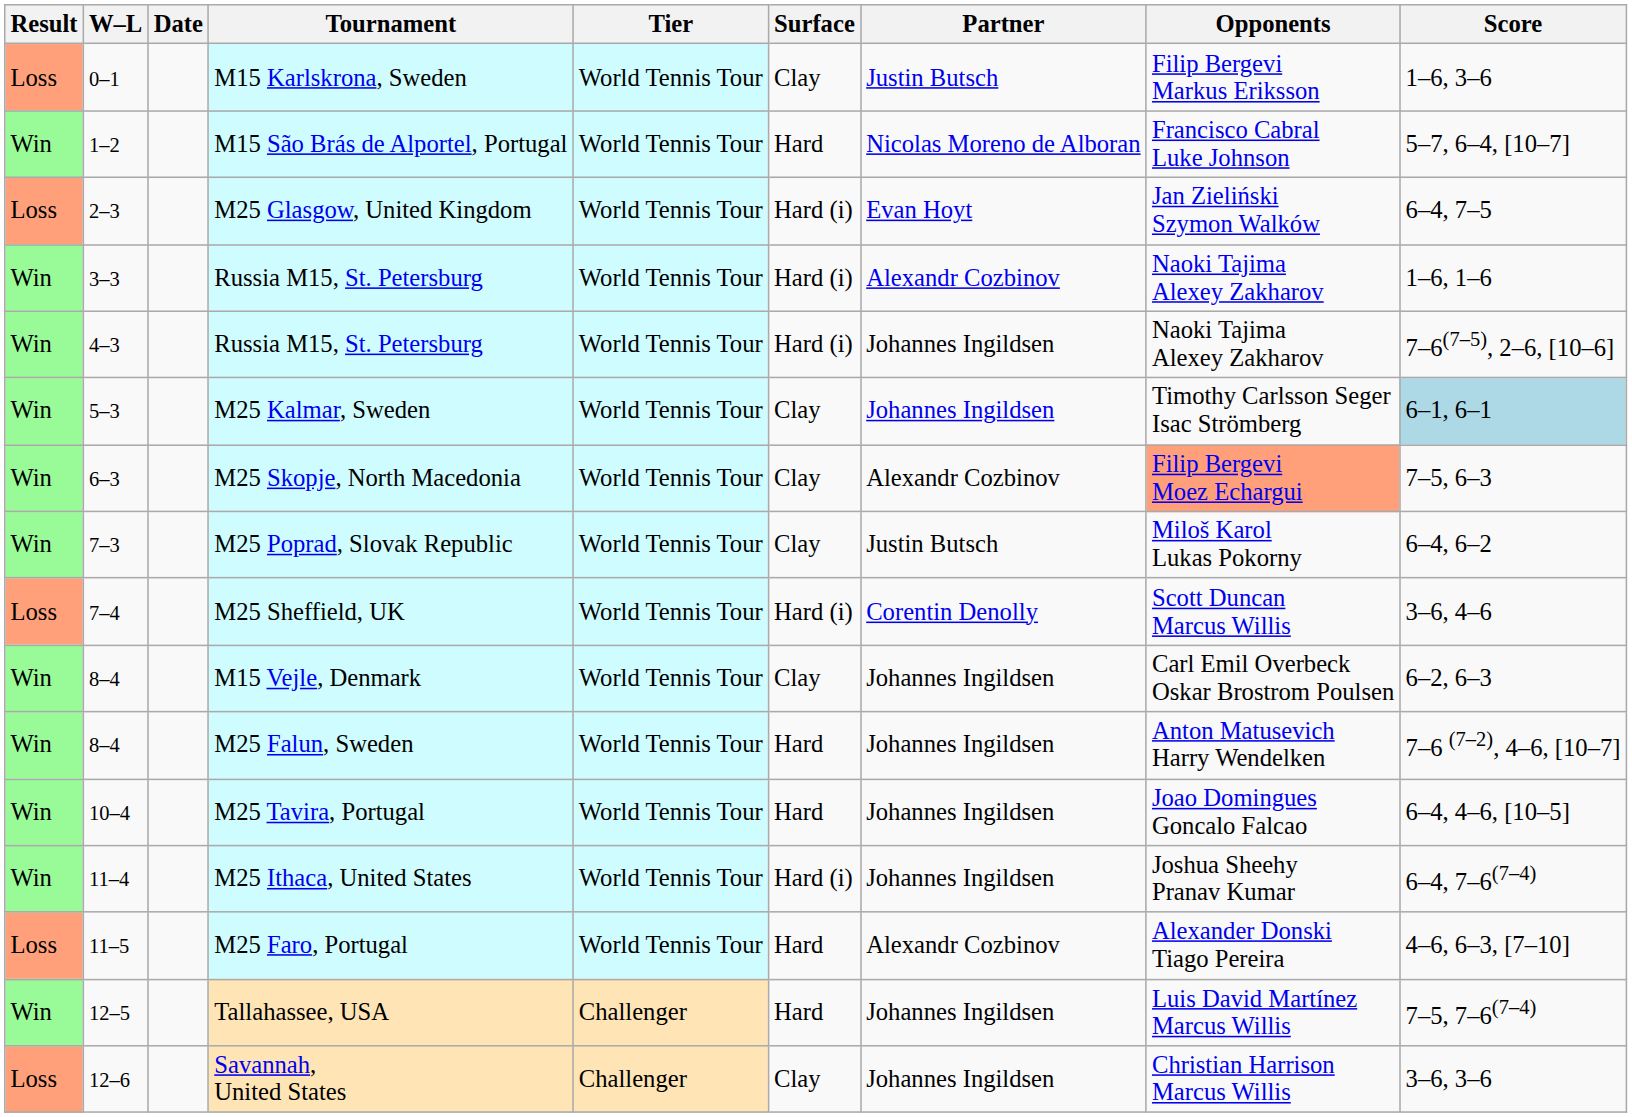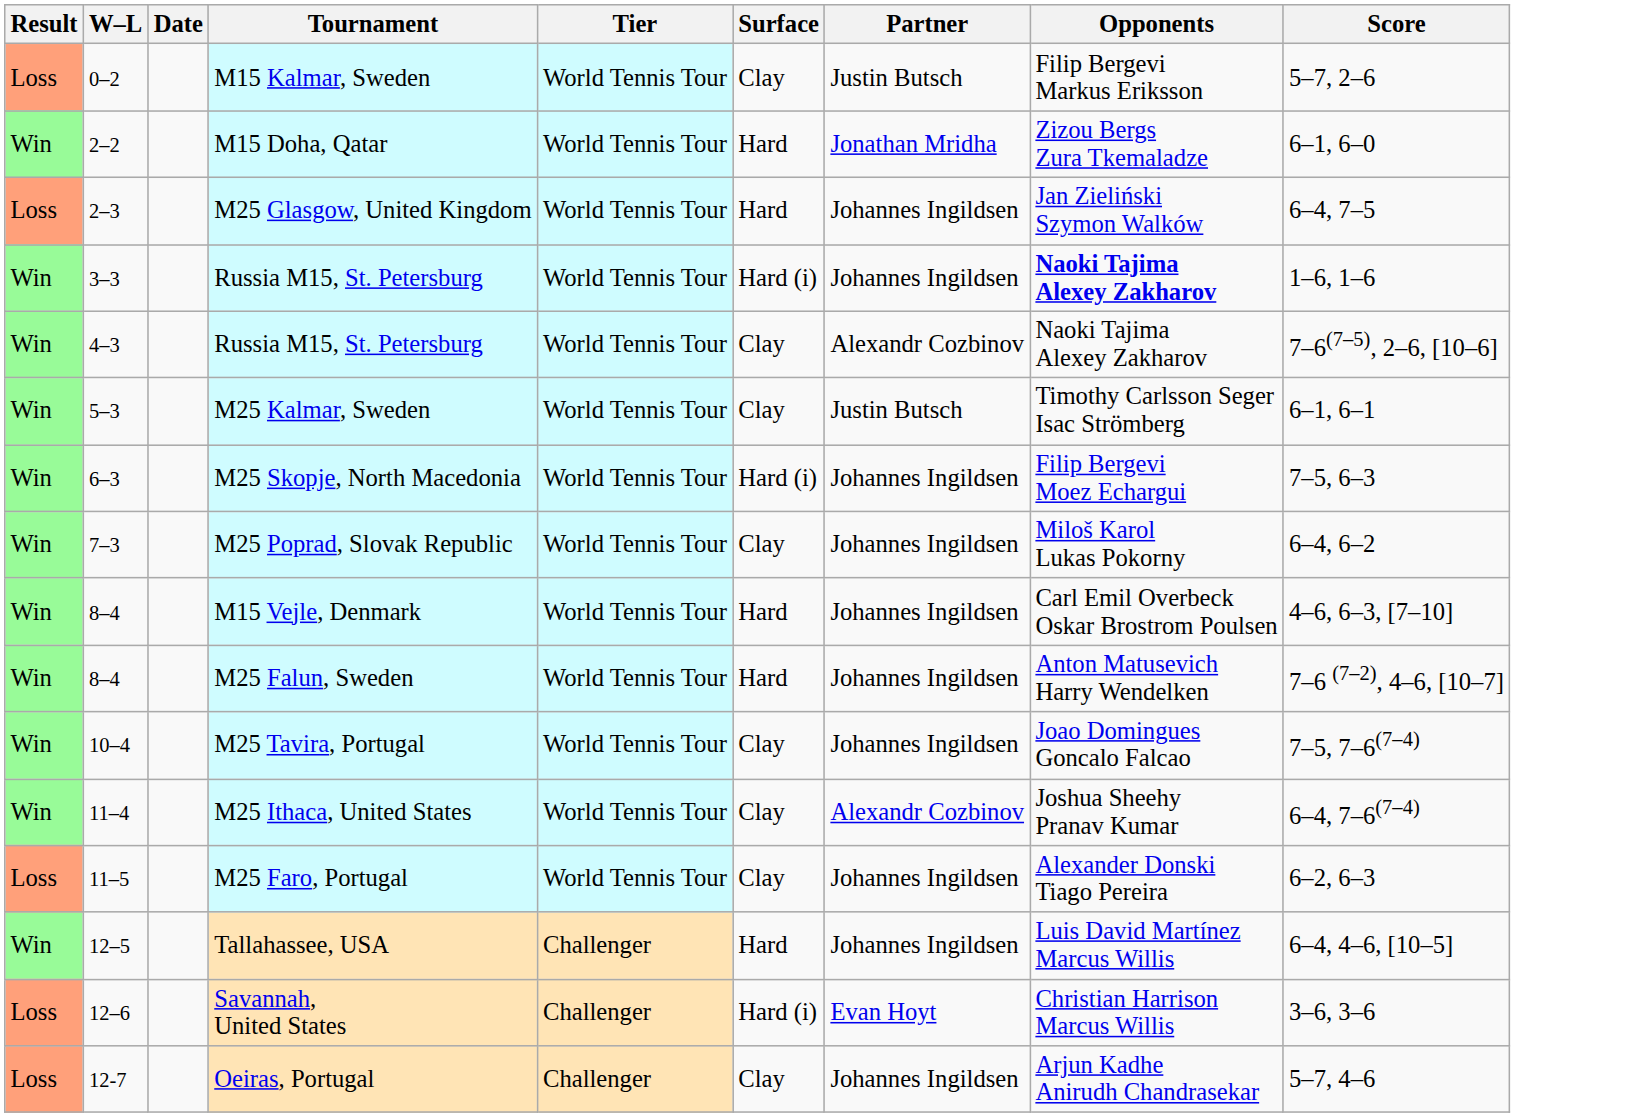- row: (104, 78)
+ row: (104, 78)
- row: (104, 145)
+ row: (104, 145)
(813, 210) Hard (i) -> (763, 210) Hard
(919, 210) Evan Hoyt -> (924, 210) Johannes Ingildsen
(963, 277) Alexandr Cozbinov -> (924, 277) Johannes Ingildsen
(1238, 277) normal -> (1126, 277) bold
(813, 344) Hard (i) -> (762, 344) Clay
(960, 344) Johannes Ingildsen -> (927, 344) Alexandr Cozbinov
(960, 410) Johannes Ingildsen -> (896, 410) Justin Butsch
(1449, 410) lightblue background -> (1332, 410) no background
(797, 477) Clay -> (778, 477) Hard (i)
(963, 477) Alexandr Cozbinov -> (924, 477) Johannes Ingildsen
(1227, 477) lightsalmon background -> (1111, 477) no background
(932, 544) Justin Butsch -> (924, 544) Johannes Ingildsen
- row: (104, 612)
(797, 678) Clay -> (763, 611) Hard
(1449, 678) 6–2, 6–3 -> (1371, 611) 4–6, 6–3, [7–10]
(799, 811) Hard -> (762, 744) Clay
(1488, 811) 6–4, 4–6, [10–5] -> (1354, 744) 7–5, 7–6(7–4)
(813, 878) Hard (i) -> (762, 811) Clay
(960, 878) Johannes Ingildsen -> (927, 811) Alexandr Cozbinov
(799, 945) Hard -> (762, 878) Clay
(963, 945) Alexandr Cozbinov -> (924, 878) Johannes Ingildsen
(1488, 945) 4–6, 6–3, [7–10] -> (1332, 878) 6–2, 6–3
(1471, 1012) 7–5, 7–6(7–4) -> (1371, 945) 6–4, 4–6, [10–5]
(797, 1078) Clay -> (778, 1012) Hard (i)
(960, 1078) Johannes Ingildsen -> (883, 1012) Evan Hoyt
+ row: (108, 1080)
